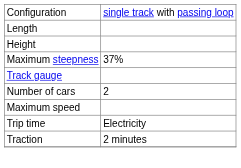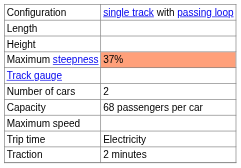(113, 60) no background -> (113, 60) lightsalmon background
+ row: (26, 107)
